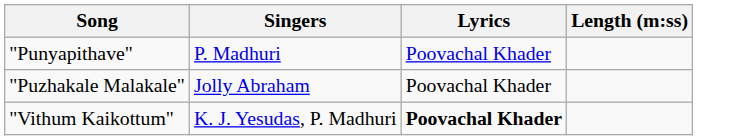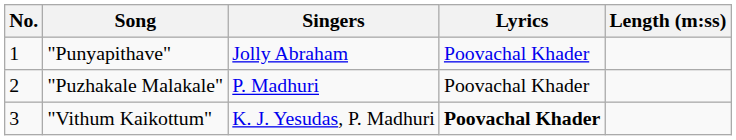+ column: (24, 20)
(237, 53) P. Madhuri -> (290, 53) Jolly Abraham
(252, 86) Jolly Abraham -> (276, 86) P. Madhuri
